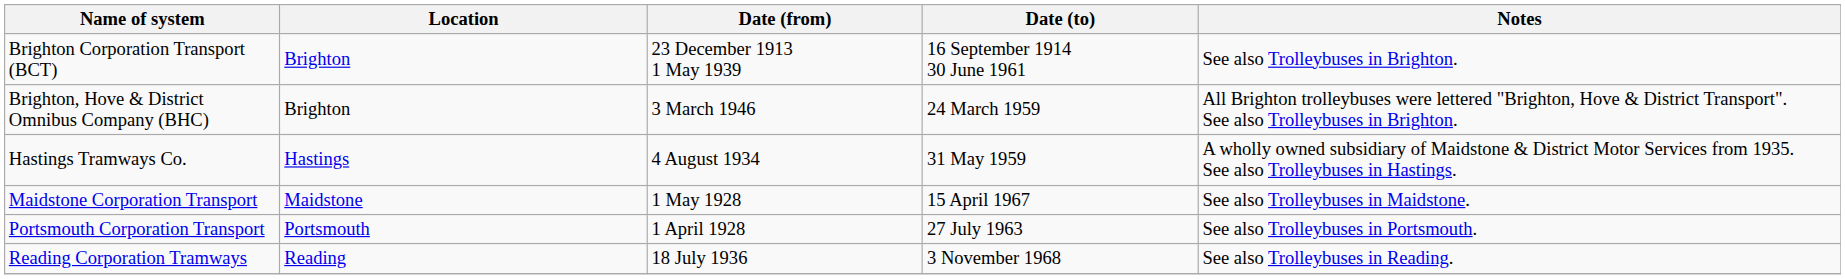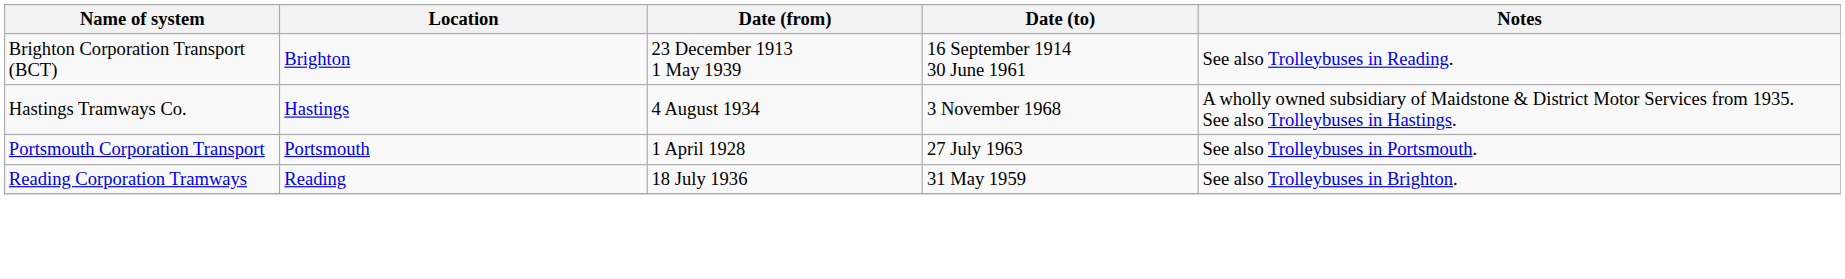(1330, 59) See also Trolleybuses in Brighton. -> (1328, 59) See also Trolleybuses in Reading.
- row: (109, 109)
(976, 159) 31 May 1959 -> (994, 109) 3 November 1968
- row: (133, 199)
(994, 258) 3 November 1968 -> (976, 178) 31 May 1959
(1328, 258) See also Trolleybuses in Reading. -> (1330, 178) See also Trolleybuses in Brighton.
